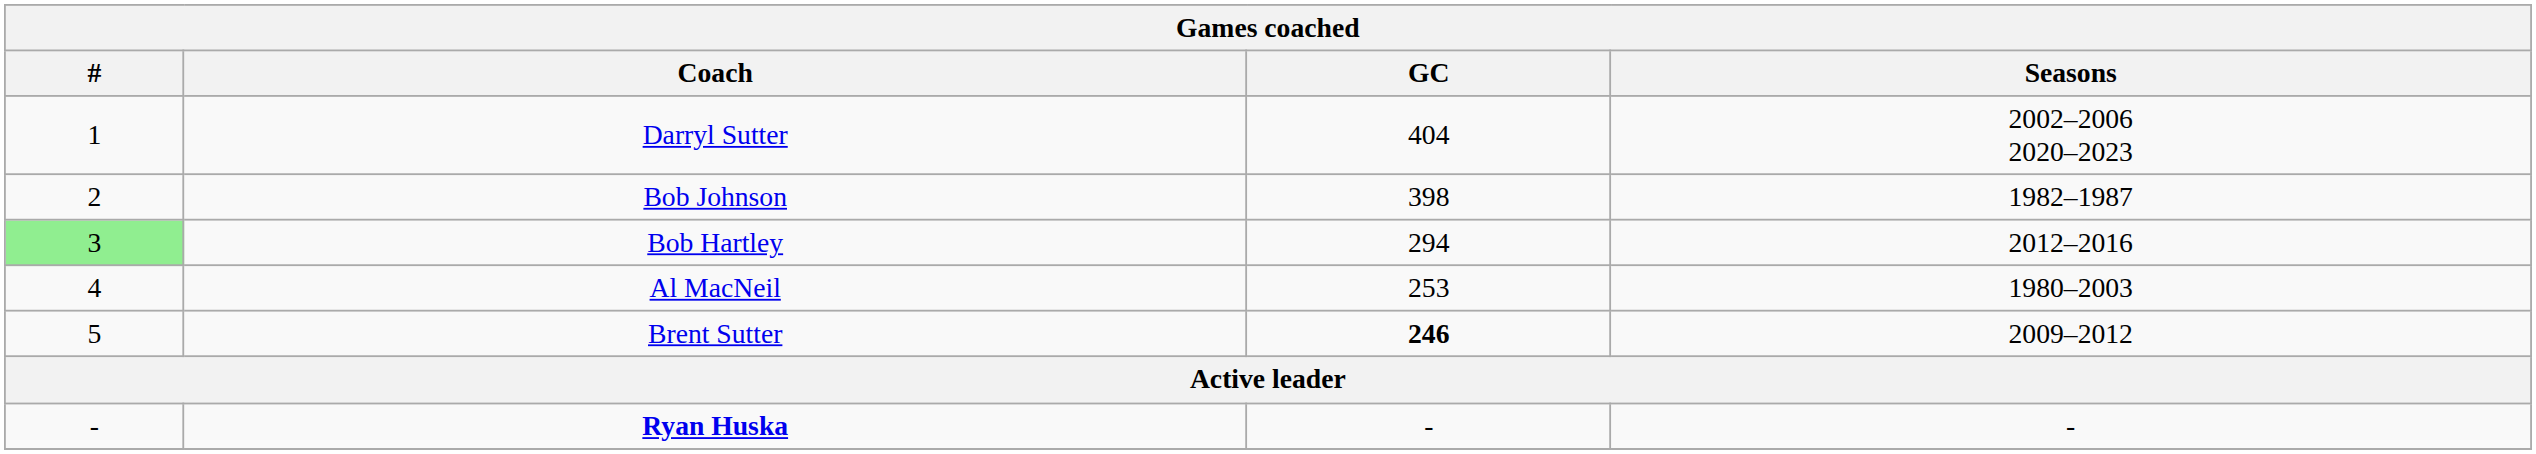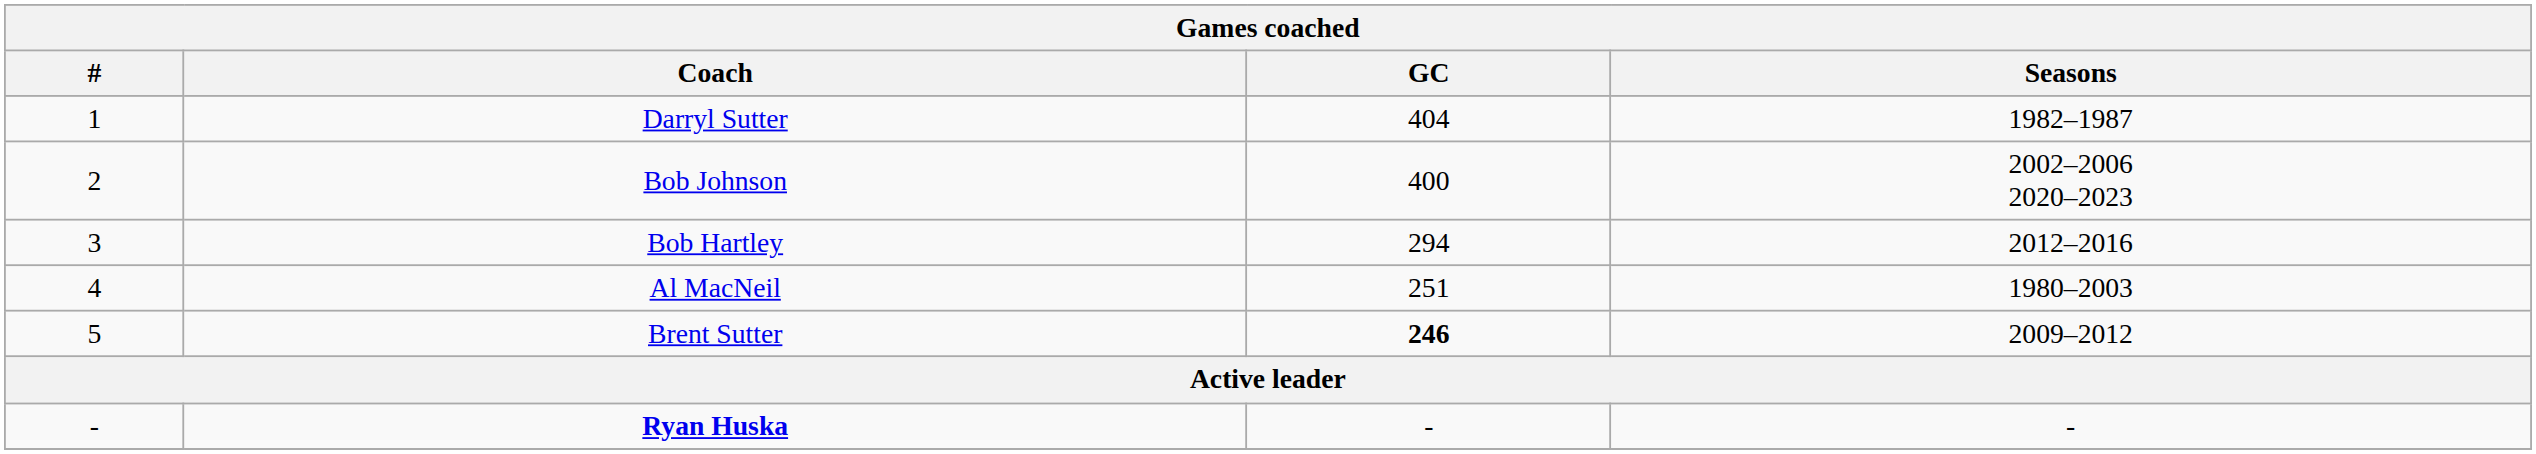(2071, 135) 2002–2006 2020–2023 -> (2071, 118) 1982–1987
(1429, 197) 398 -> (1429, 180) 400
(2071, 197) 1982–1987 -> (2071, 180) 2002–2006 2020–2023
(94, 242) lightgreen background -> (94, 242) no background
(1429, 288) 253 -> (1429, 288) 251
